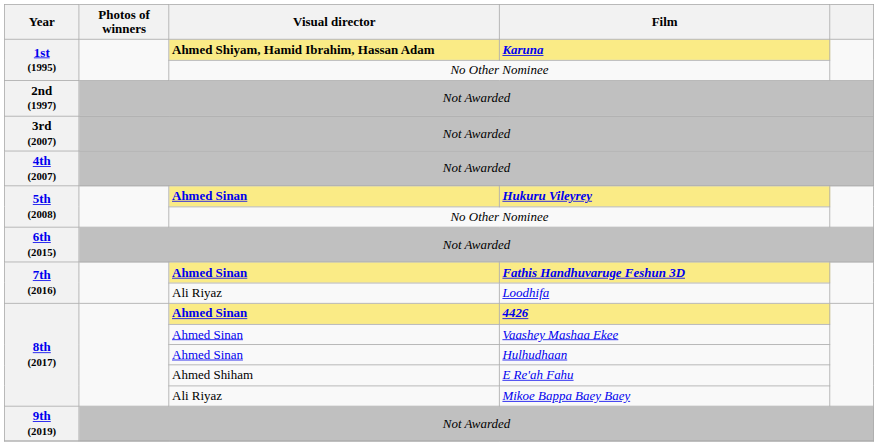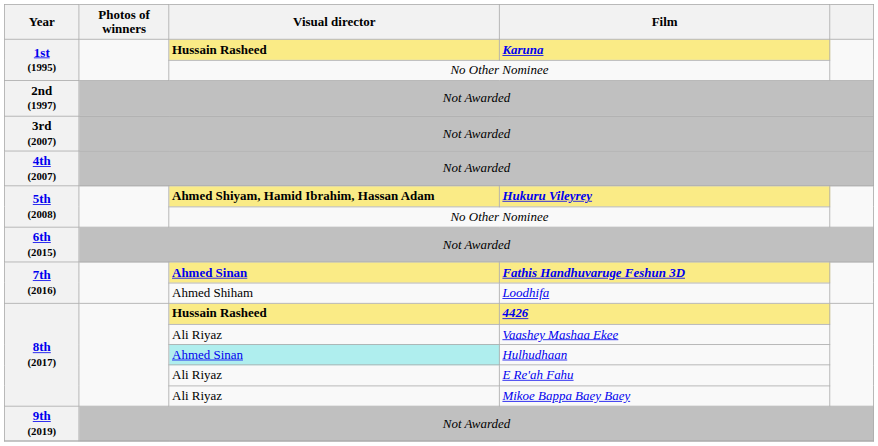(303, 49) Ahmed Shiyam, Hamid Ibrahim, Hassan Adam -> (219, 49) Hussain Rasheed
(210, 196) Ahmed Sinan -> (303, 196) Ahmed Shiyam, Hamid Ibrahim, Hassan Adam
(197, 293) Ali Riyaz -> (213, 293) Ahmed Shiham
(210, 313) Ahmed Sinan -> (219, 313) Hussain Rasheed
(207, 334) Ahmed Sinan -> (197, 334) Ali Riyaz
(207, 354) no background -> (207, 354) paleturquoise background
(213, 375) Ahmed Shiham -> (197, 375) Ali Riyaz
